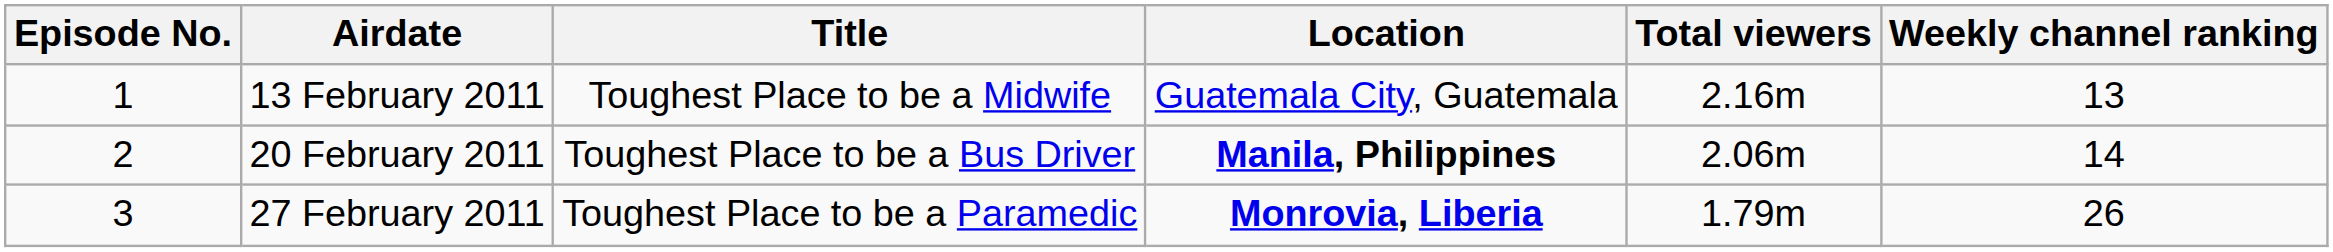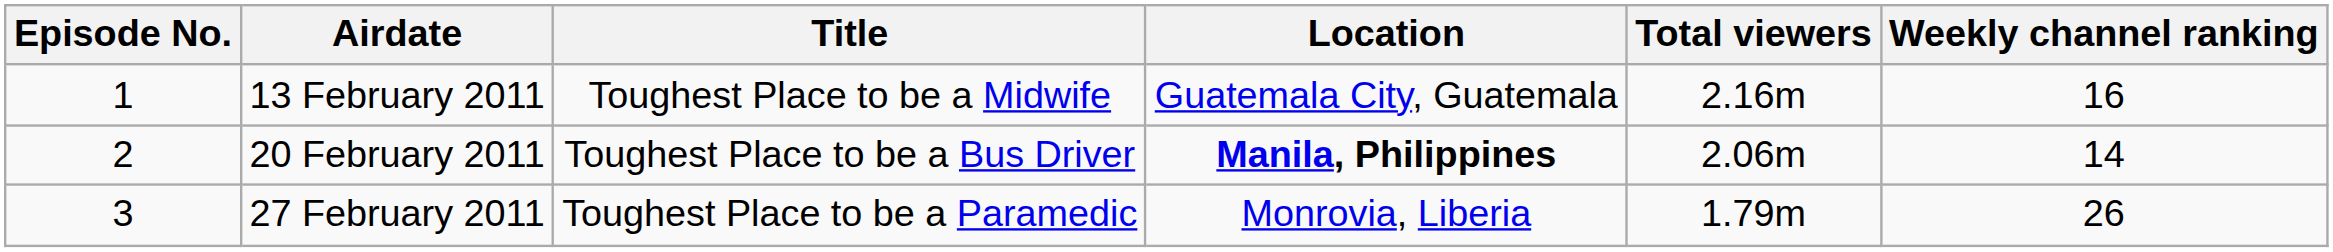(2104, 94) 13 -> (2104, 94) 16
(1386, 214) bold -> (1386, 214) normal
